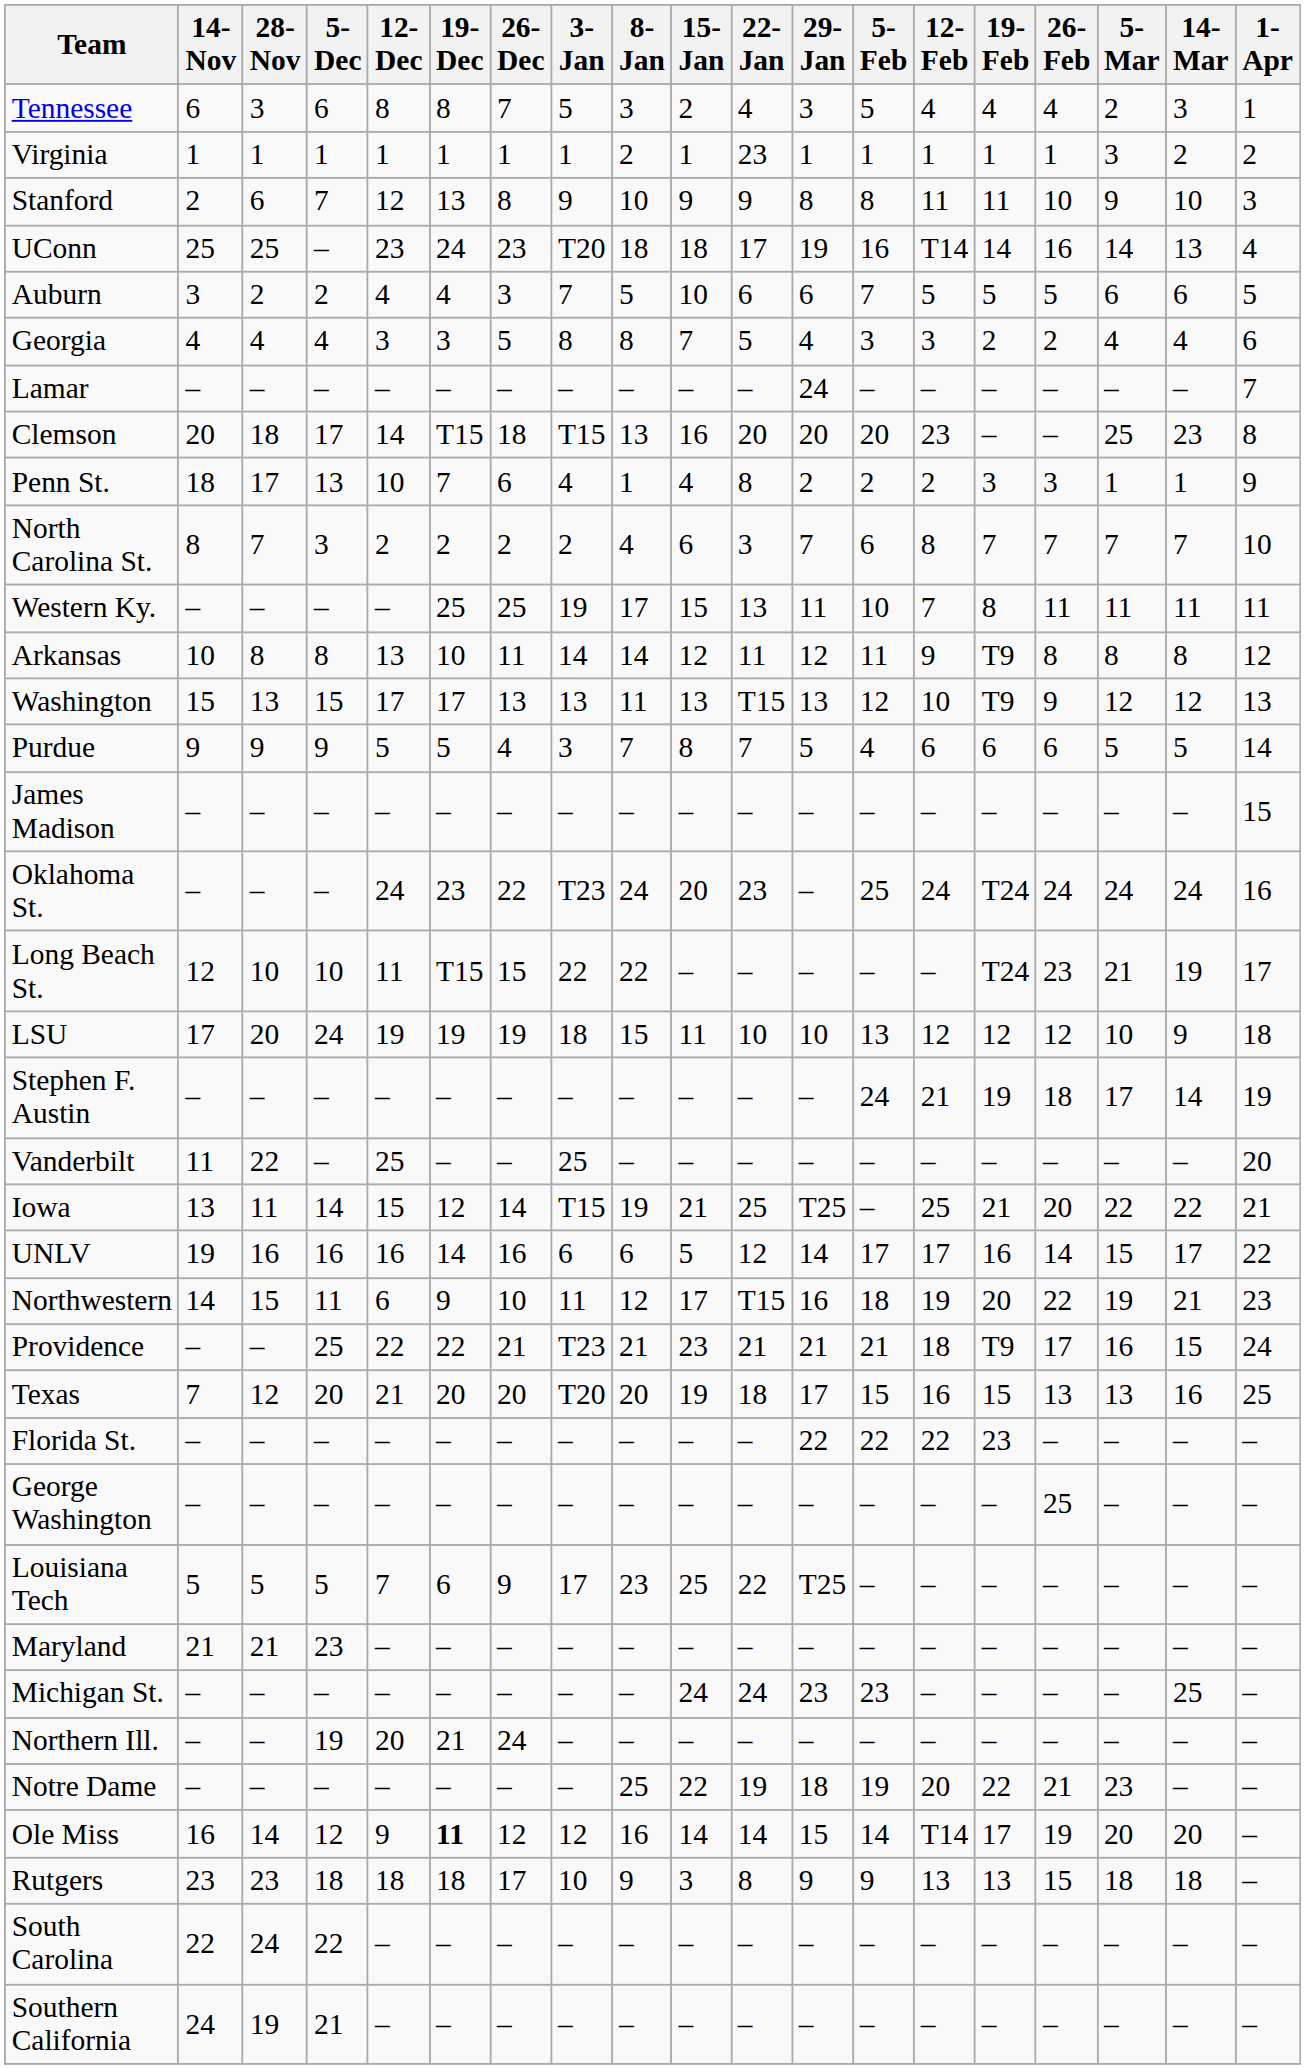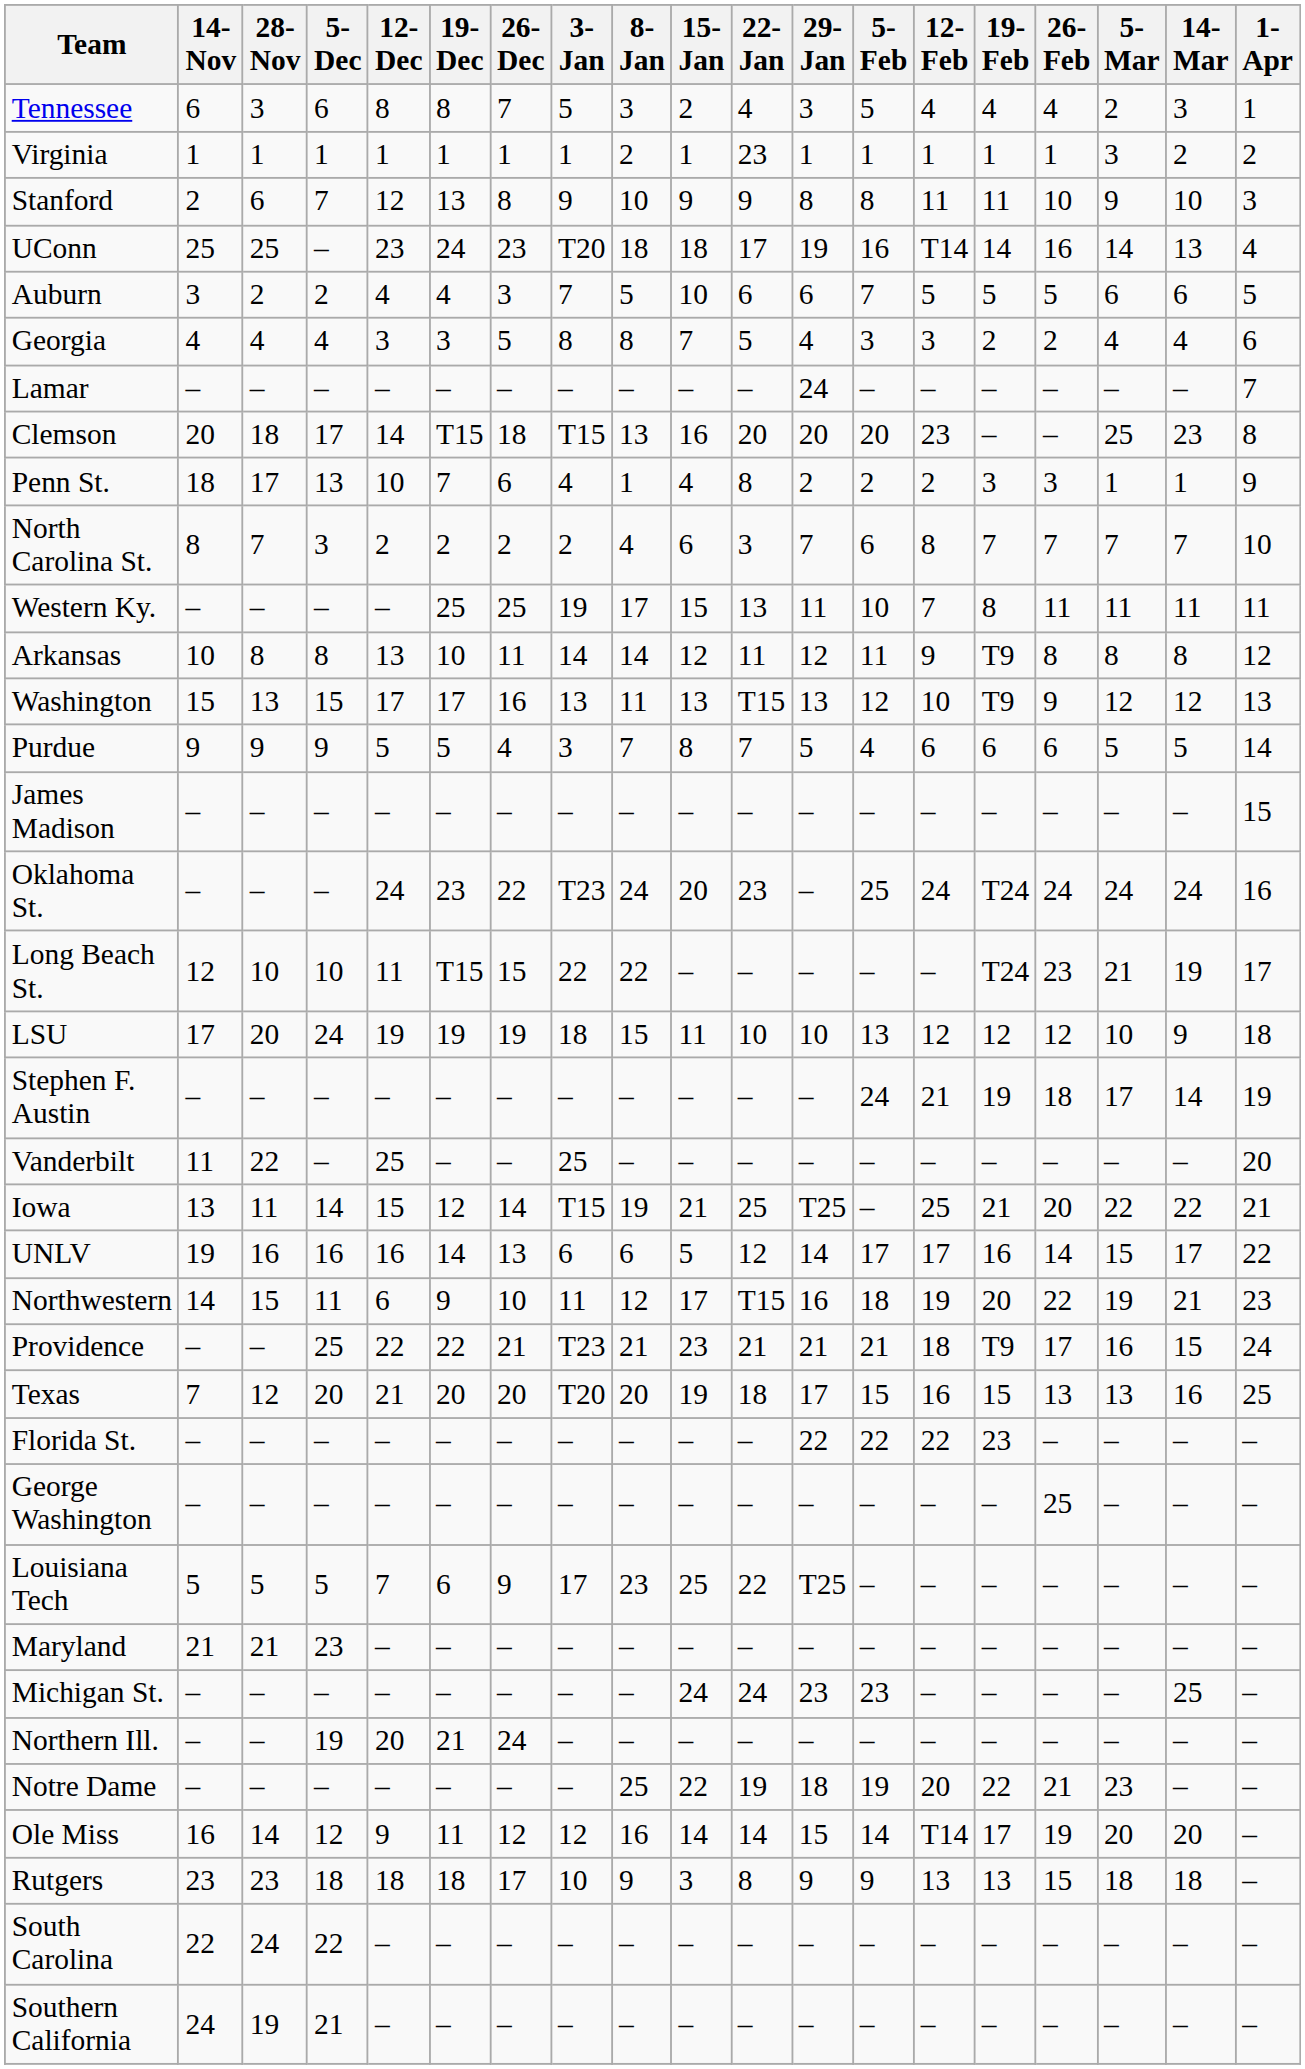(512, 701) 13 -> (512, 701) 16
(512, 1253) 16 -> (512, 1253) 13
(450, 1833) bold -> (450, 1833) normal
